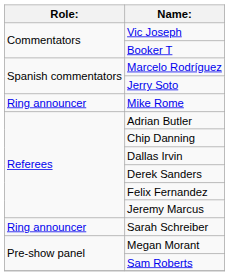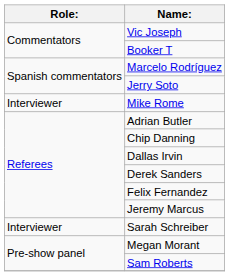(47, 103) Ring announcer -> (34, 103) Interviewer
(47, 227) Ring announcer -> (34, 227) Interviewer
